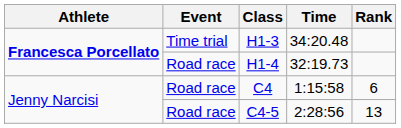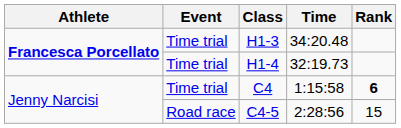(201, 64) Road race -> (197, 64) Time trial
(201, 88) Road race -> (197, 88) Time trial
(374, 88) normal -> (374, 88) bold
(374, 112) 13 -> (374, 112) 15
